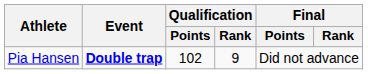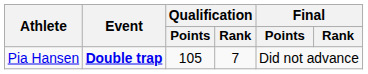(190, 58) 102 -> (190, 58) 105
(235, 58) 9 -> (235, 58) 7
